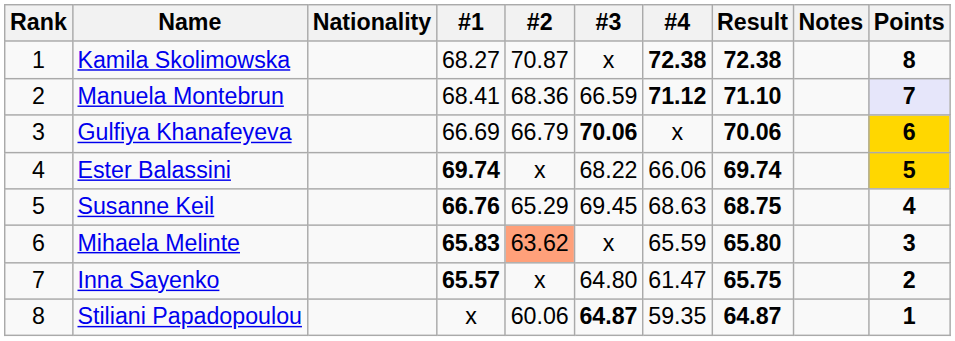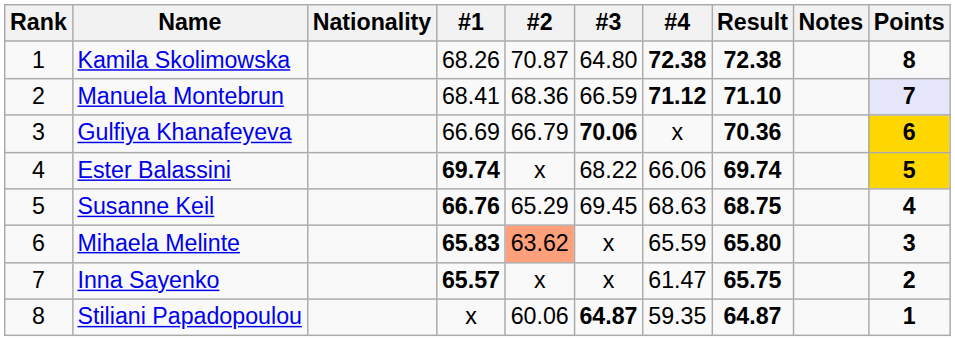(471, 59) 68.27 -> (471, 59) 68.26
(608, 59) x -> (609, 59) 64.80
(752, 133) 70.06 -> (752, 133) 70.36
(609, 280) 64.80 -> (608, 280) x
